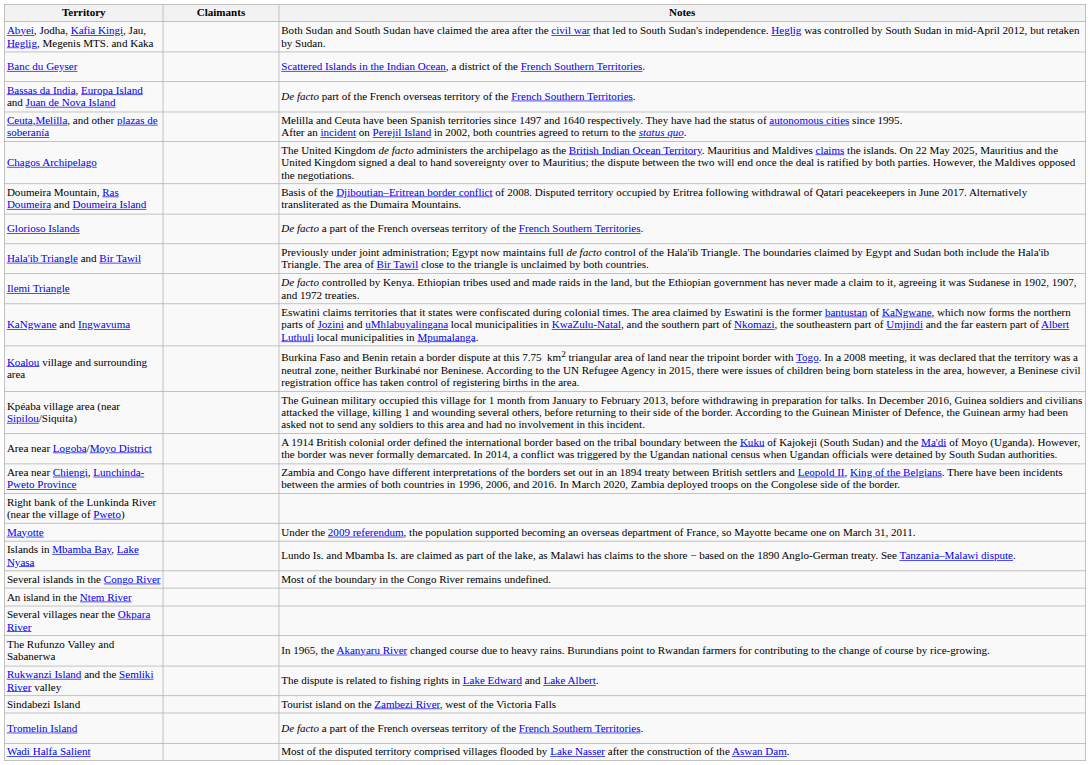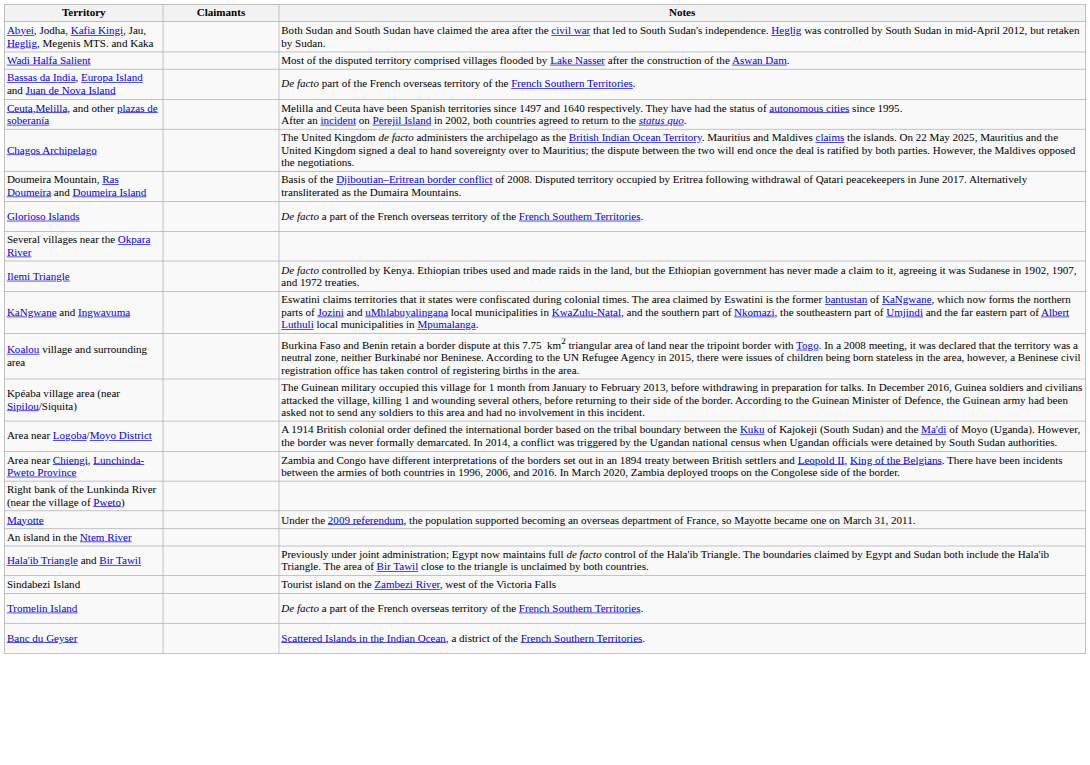rows swapped: (42, 66) <-> (49, 752)
rows swapped: (74, 258) <-> (79, 621)
- row: (73, 556)
- row: (84, 579)
- row: (61, 650)
- row: (80, 680)
